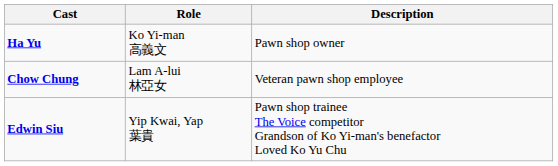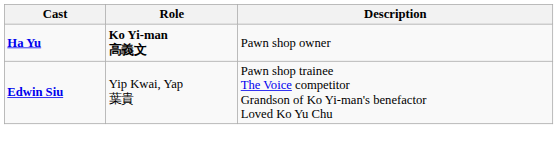(157, 42) normal -> (138, 42) bold
- row: (43, 79)
